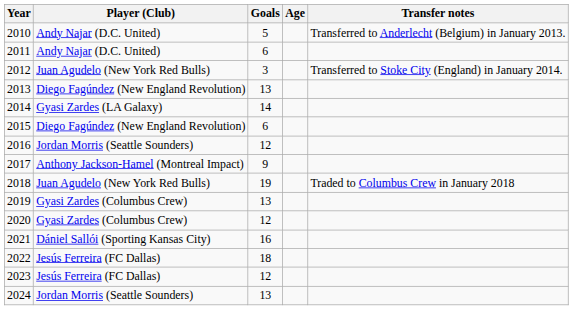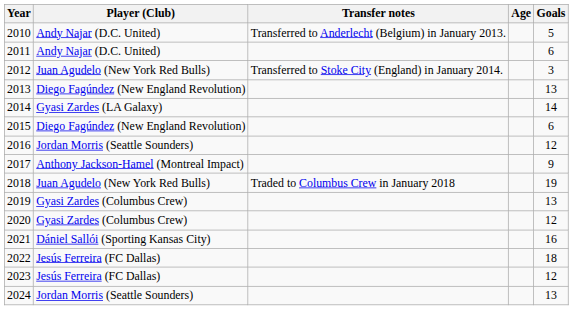columns swapped: (265, 13) <-> (438, 13)
